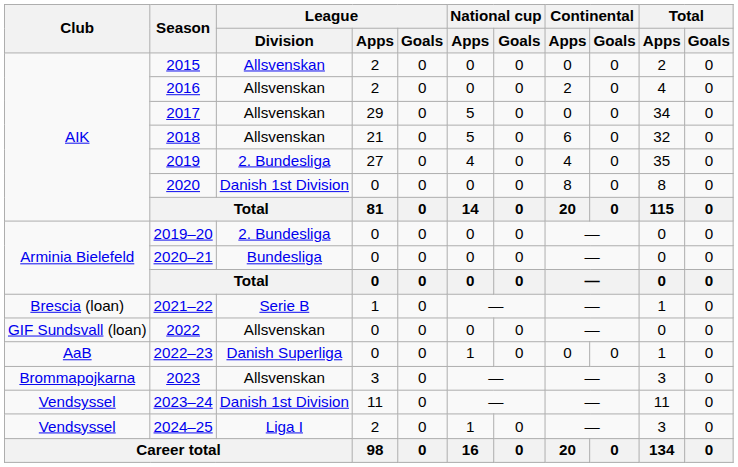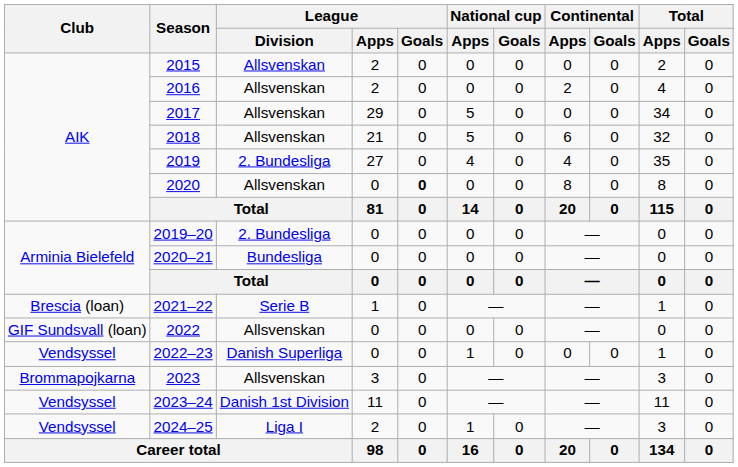(284, 185) Danish 1st Division -> (284, 185) Allsvenskan
(422, 185) normal -> (422, 185) bold
(77, 354) AaB -> (77, 354) Vendsyssel
